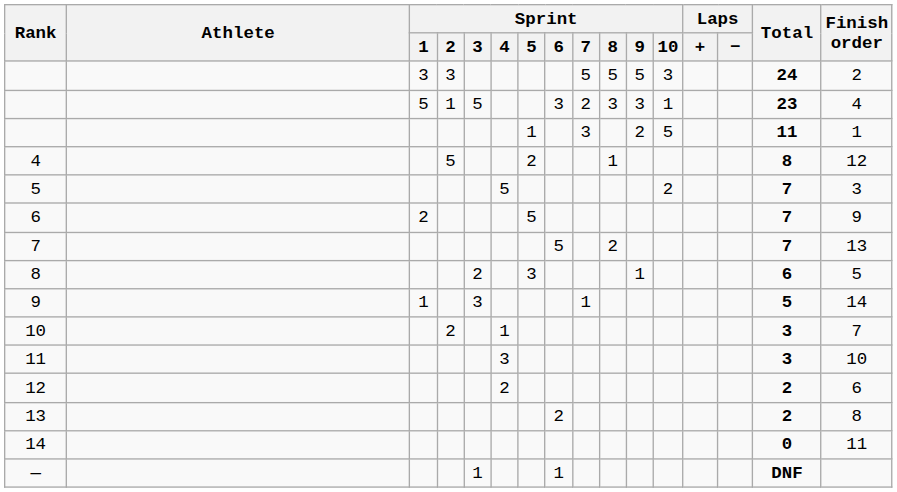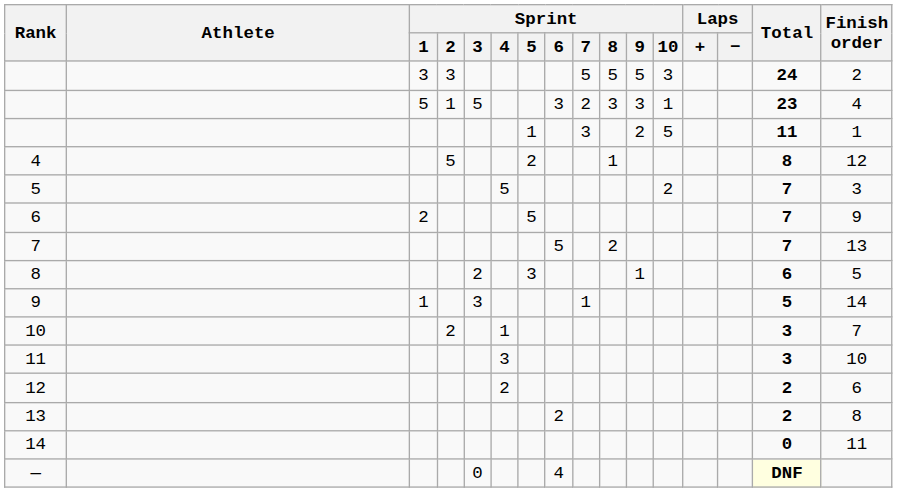(477, 473) 1 -> (477, 473) 0
(559, 473) 1 -> (559, 473) 4
(787, 473) no background -> (787, 473) lightyellow background
